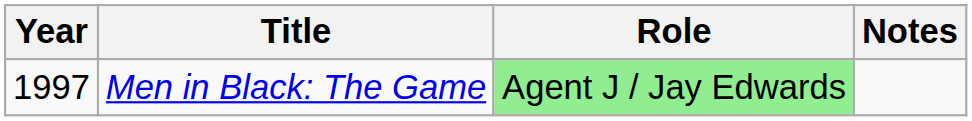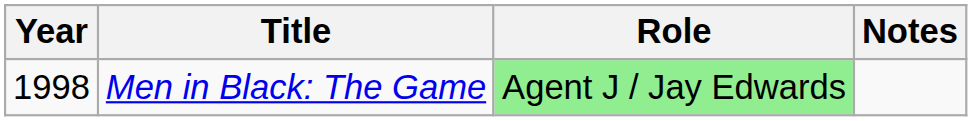(51, 86) 1997 -> (51, 86) 1998
